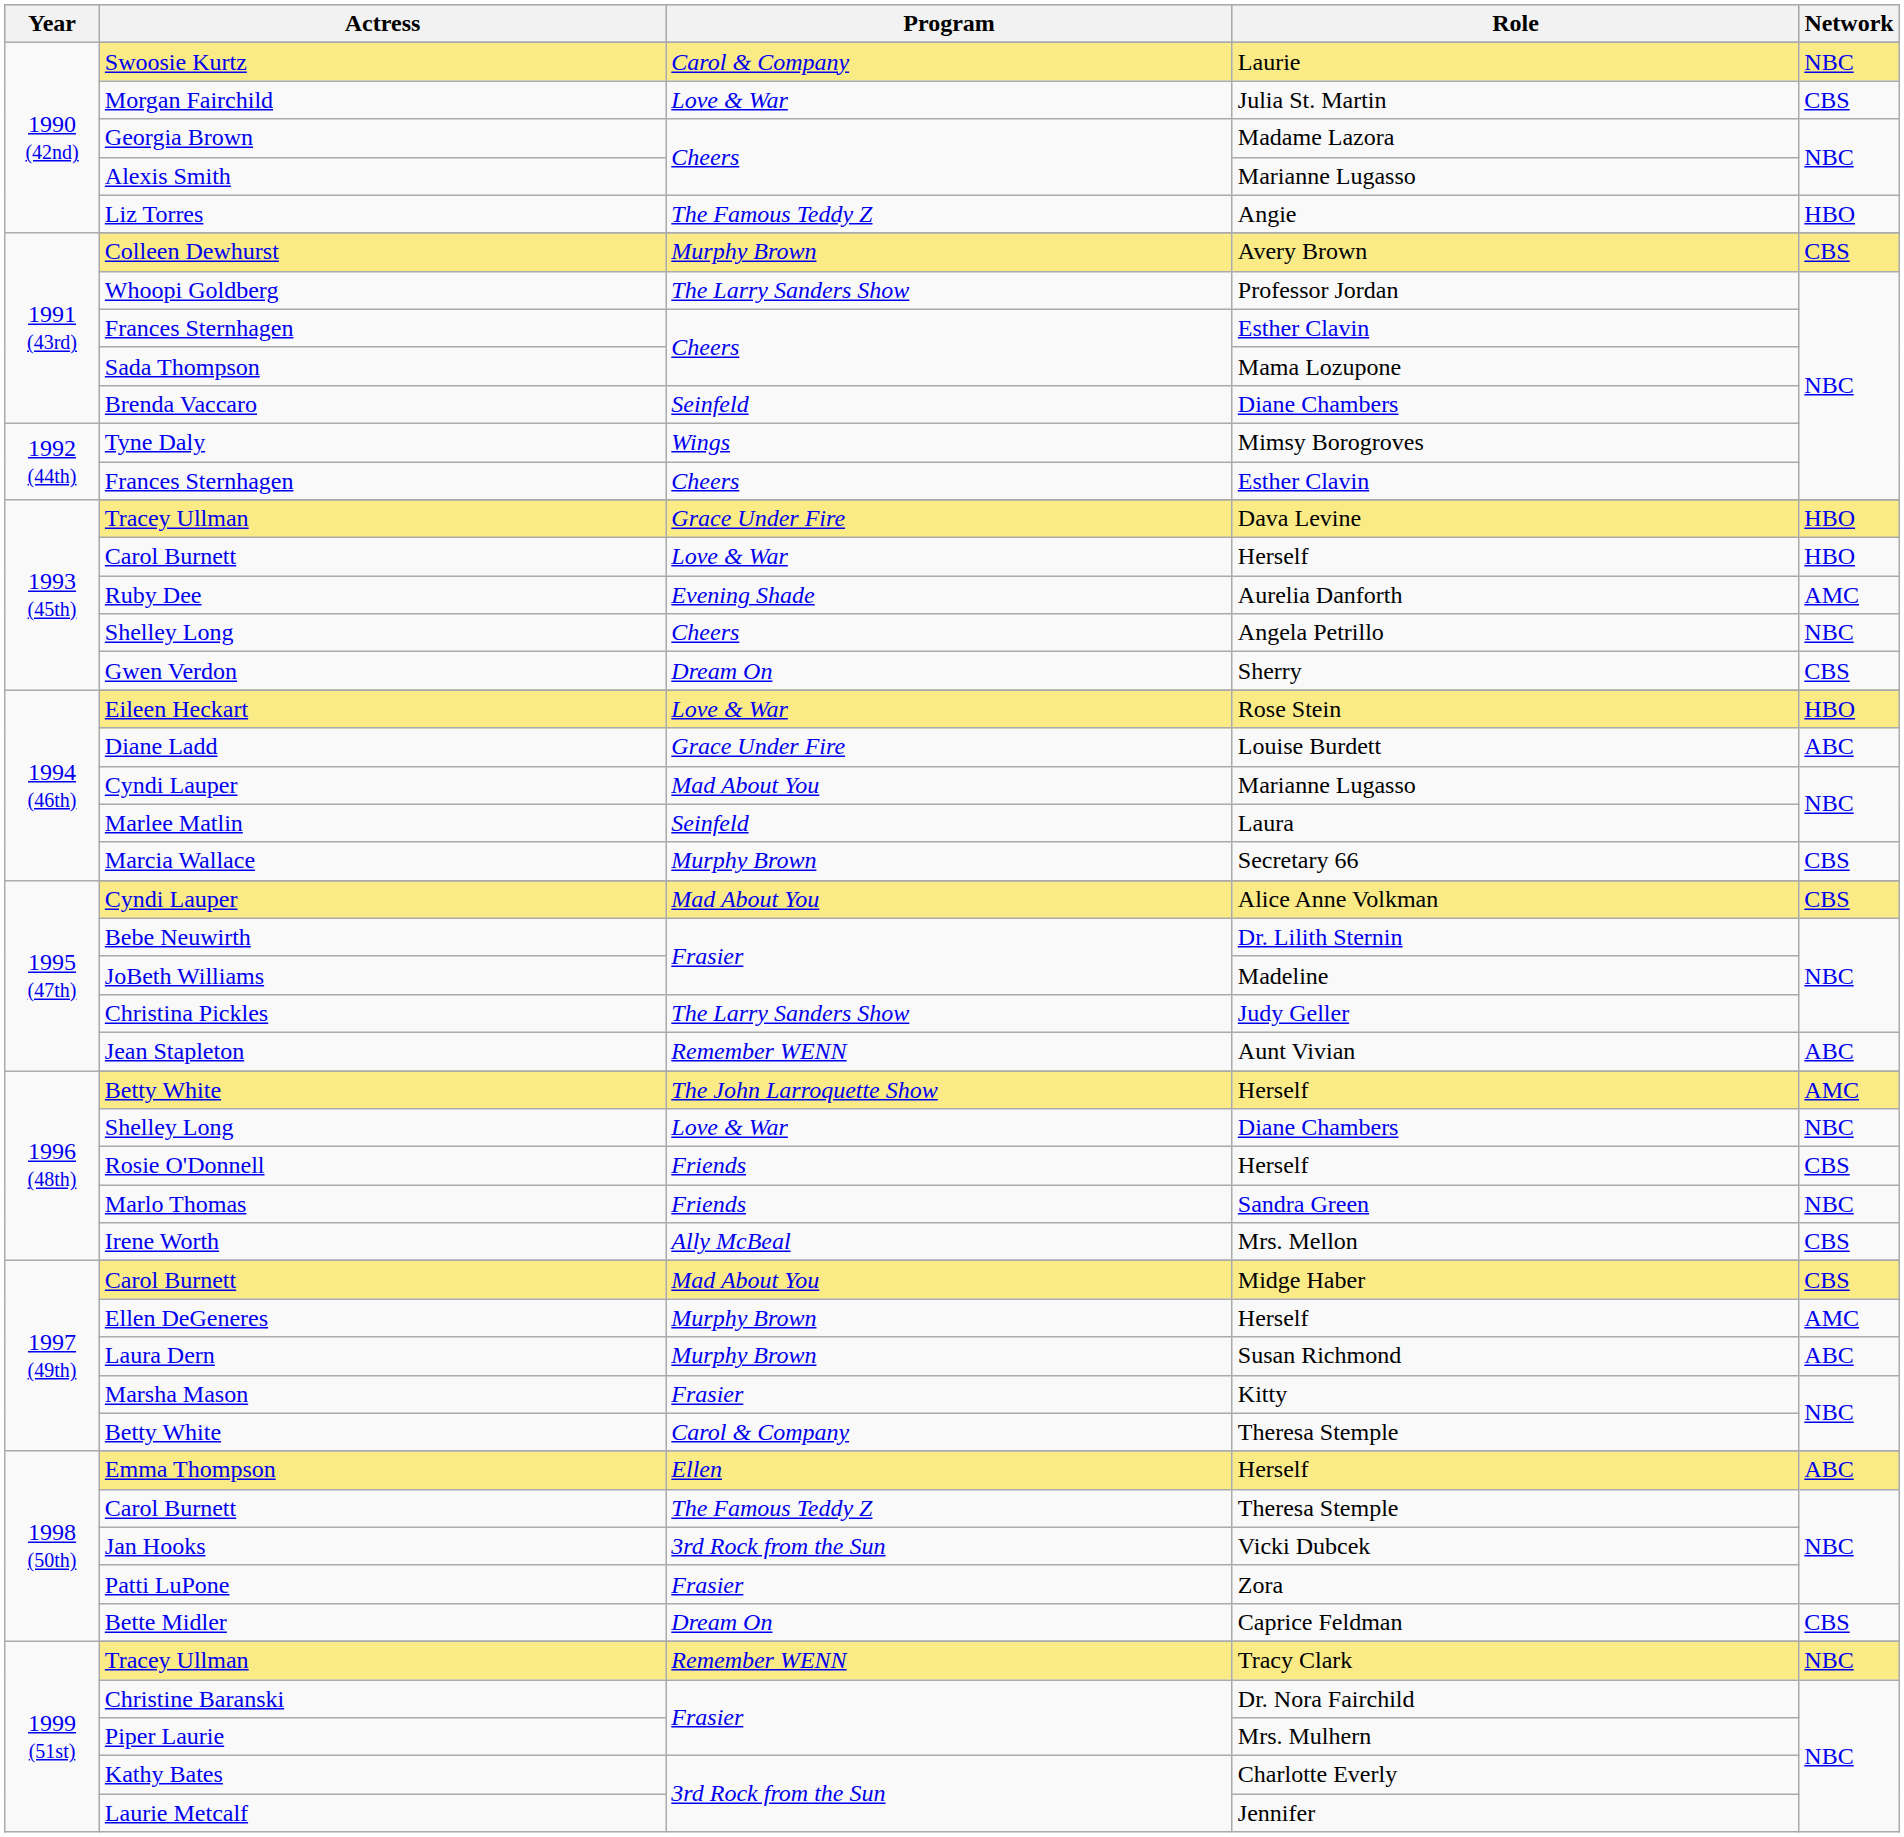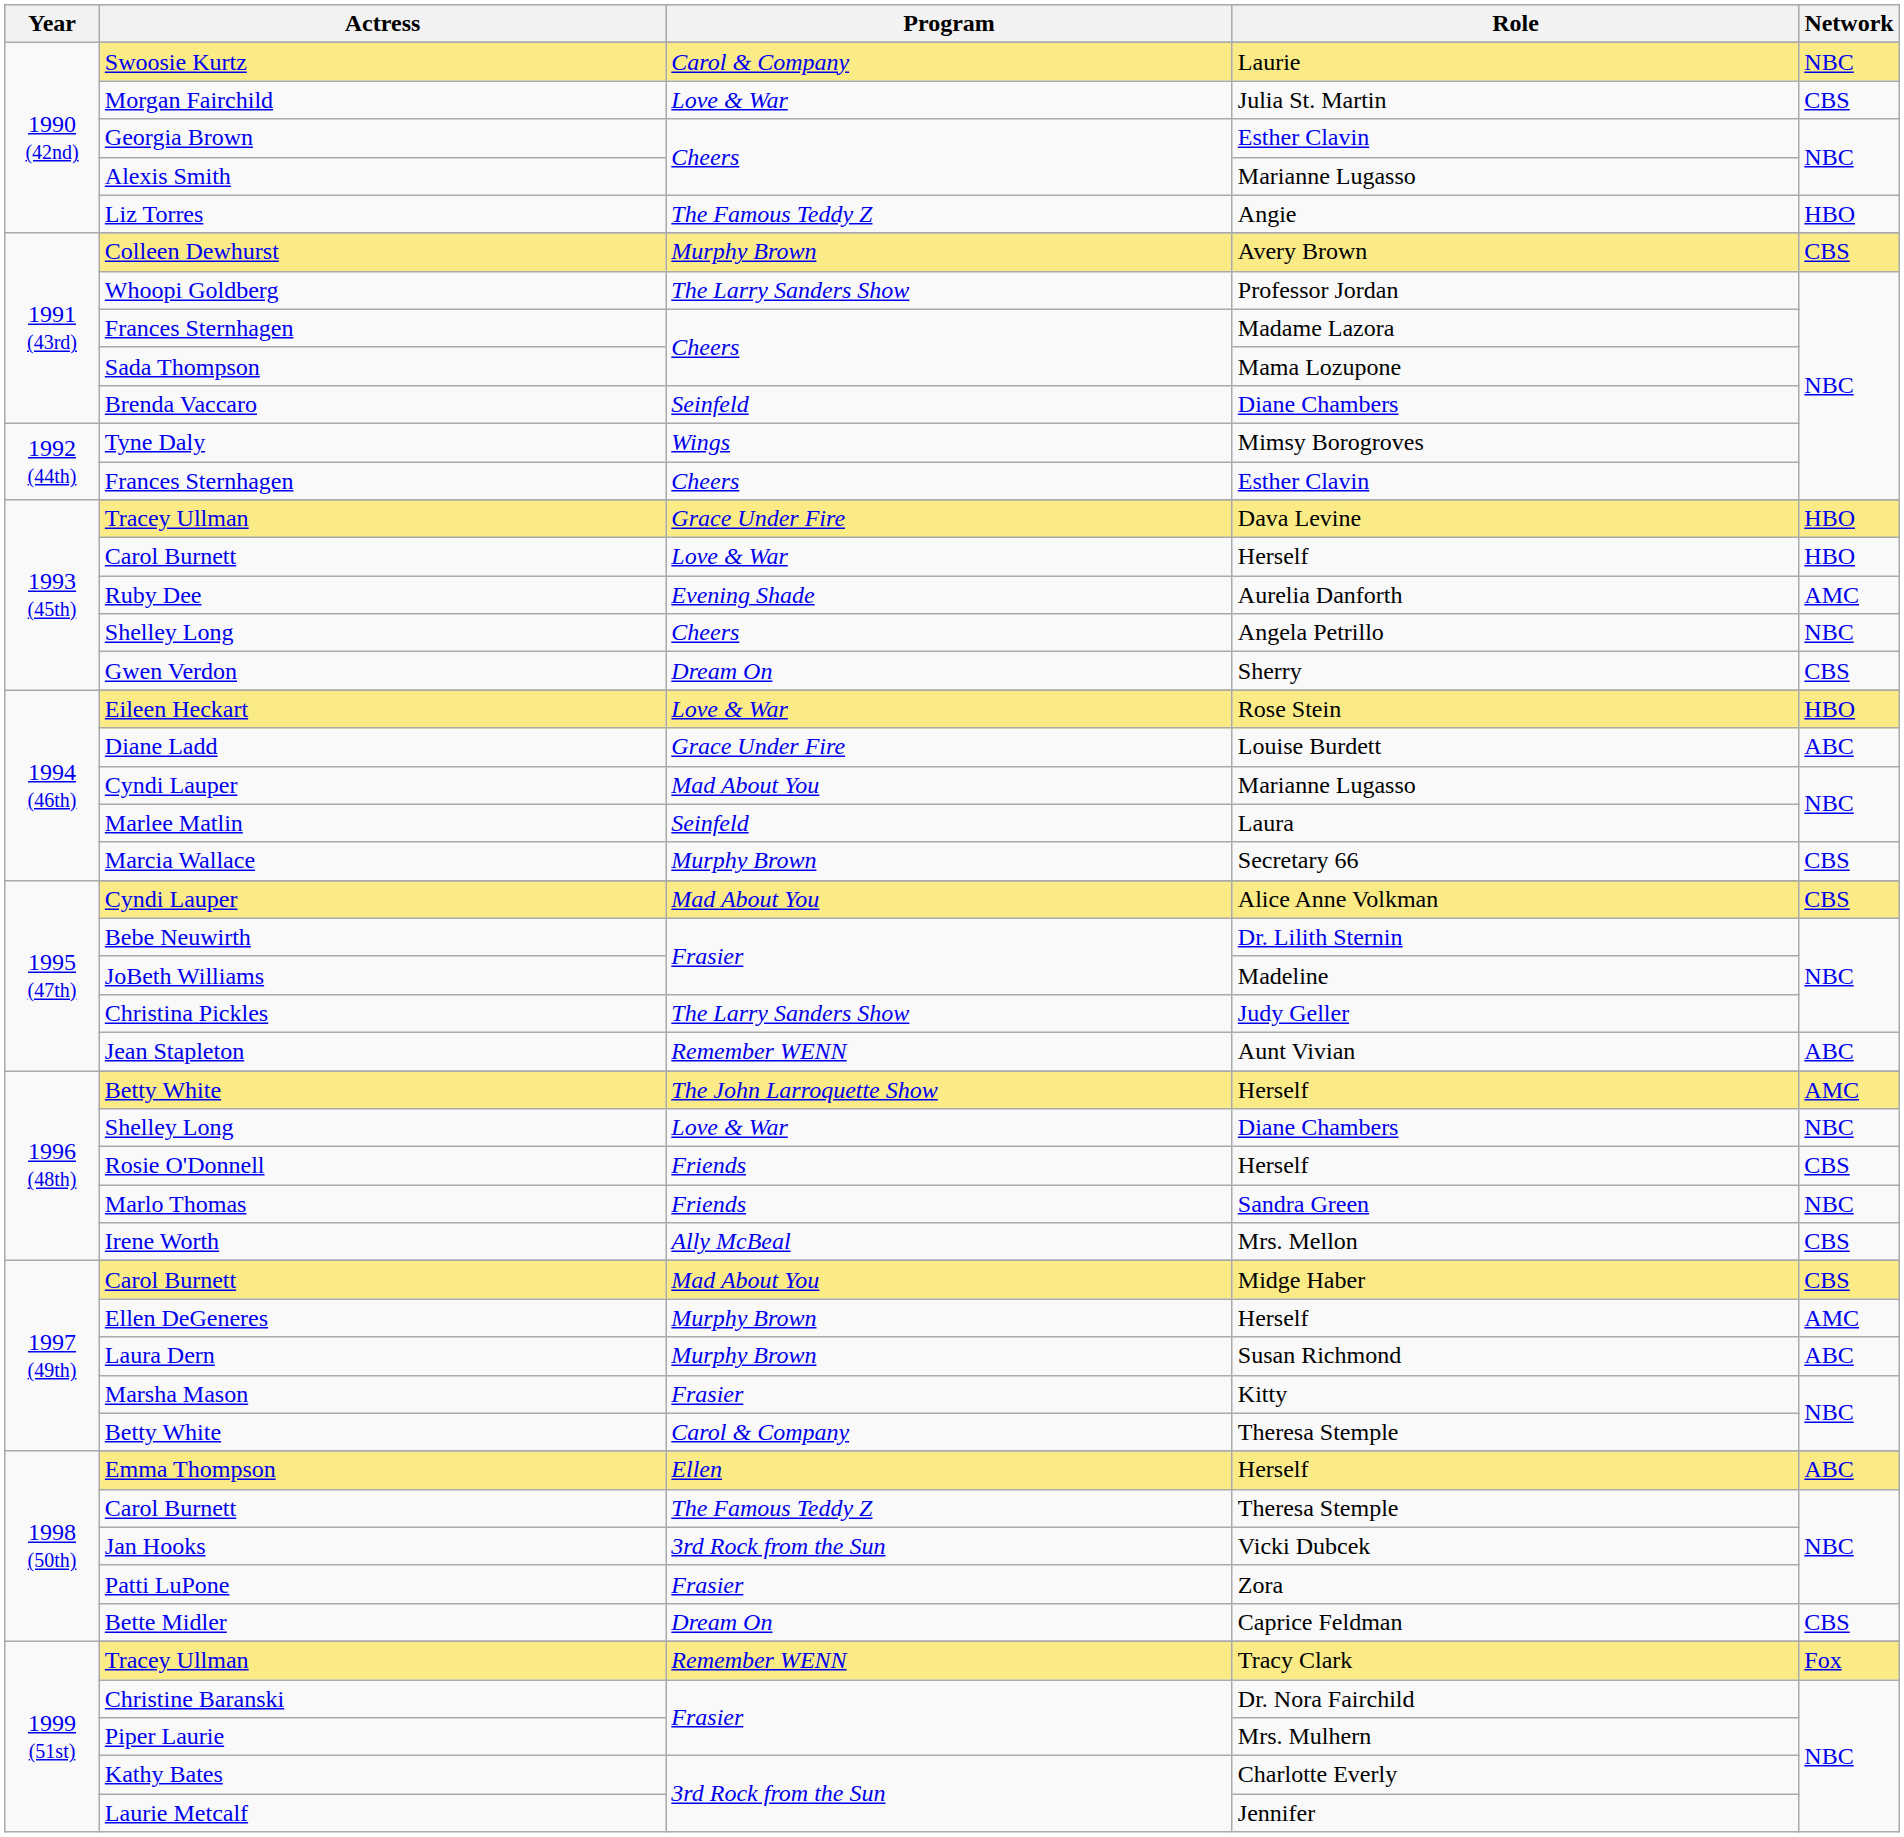(1316, 137) Madame Lazora -> (1304, 137) Esther Clavin
(1304, 328) Esther Clavin -> (1316, 328) Madame Lazora
(1829, 1660) NBC -> (1823, 1660) Fox
